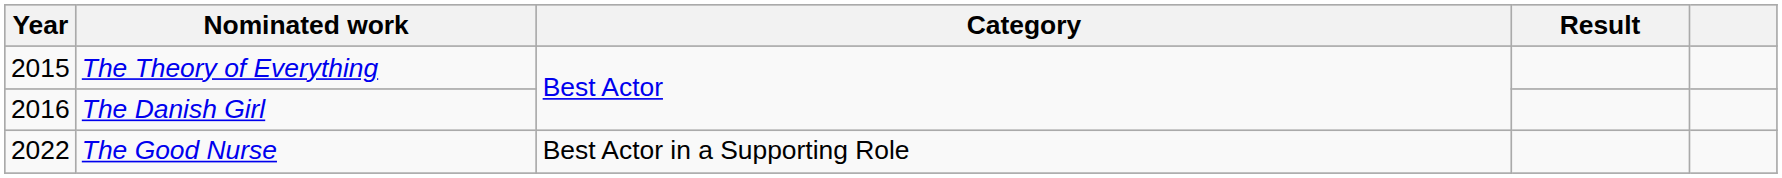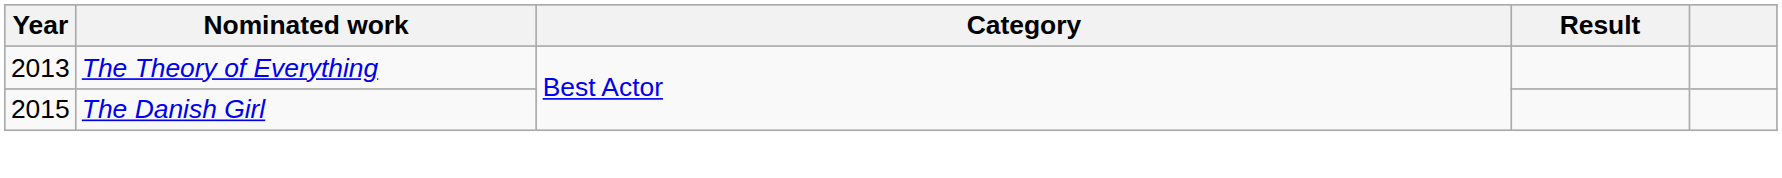(40, 67) 2015 -> (40, 67) 2013
(40, 109) 2016 -> (40, 109) 2015
- row: (179, 151)
